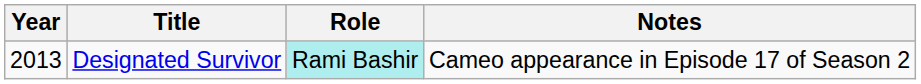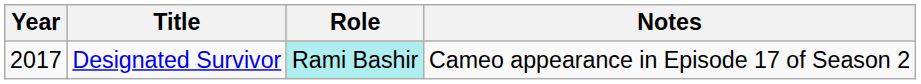(36, 59) 2013 -> (36, 59) 2017
